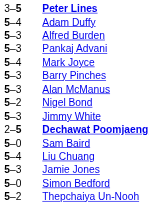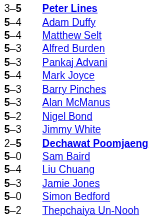+ row: (72, 36)
